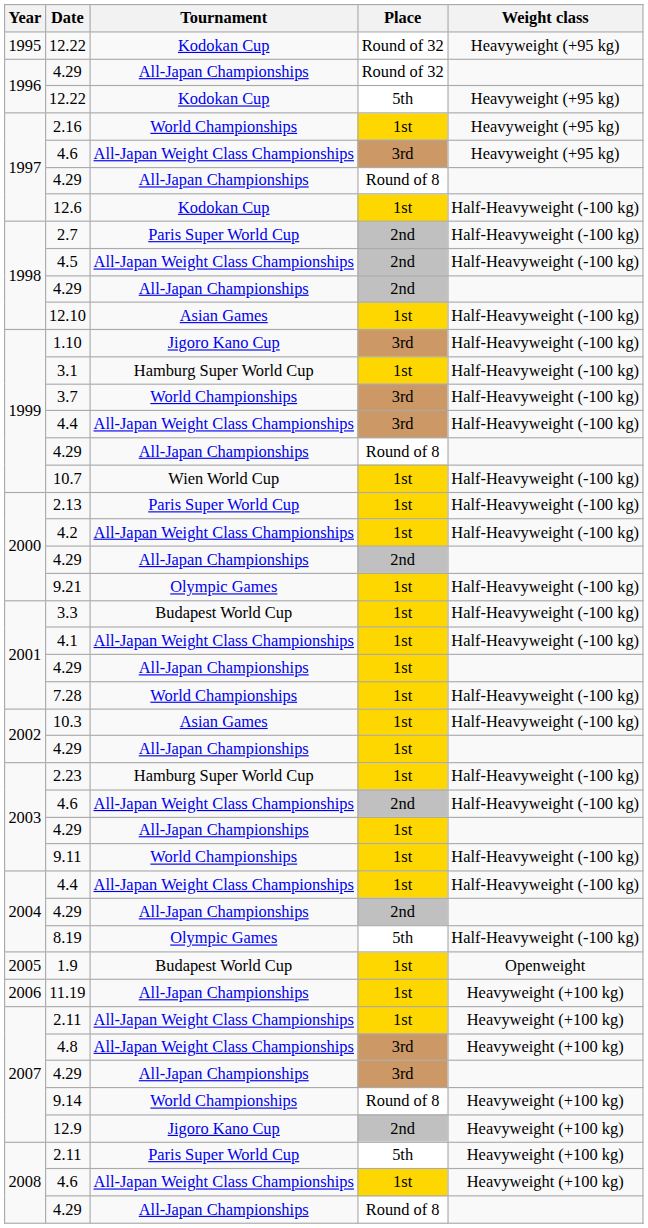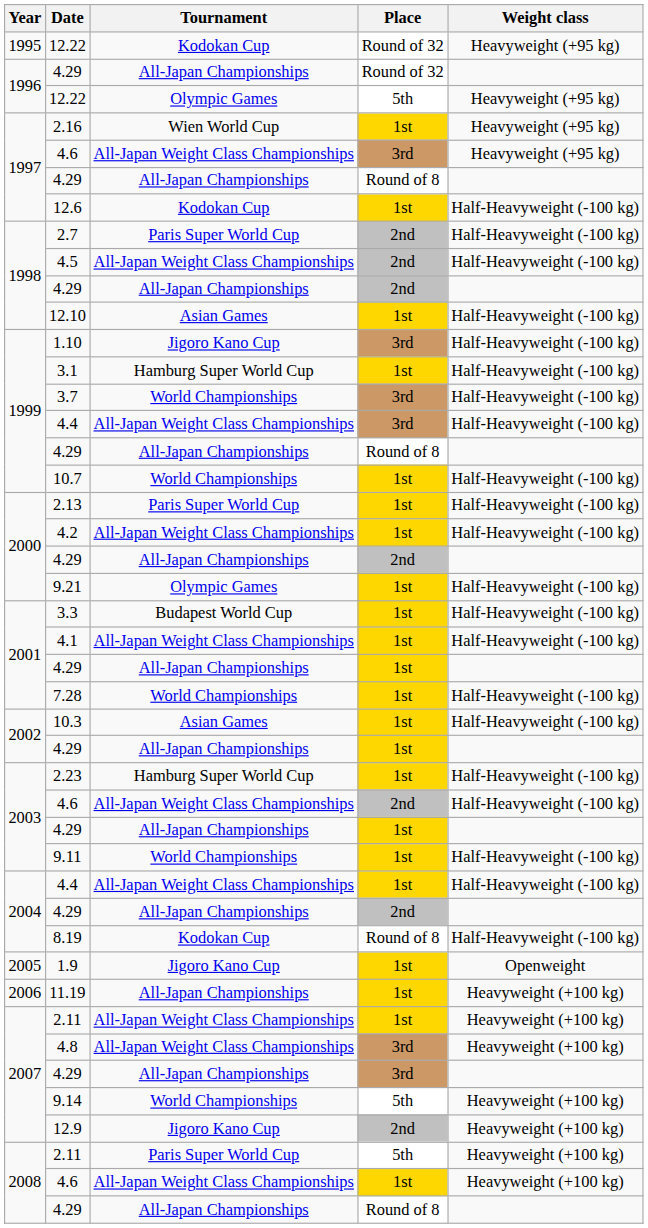(224, 99) Kodokan Cup -> (224, 99) Olympic Games
(224, 126) World Championships -> (224, 126) Wien World Cup
(224, 478) Wien World Cup -> (224, 478) World Championships
(224, 938) Olympic Games -> (224, 938) Kodokan Cup
(403, 938) 5th -> (403, 938) Round of 8
(224, 966) Budapest World Cup -> (224, 966) Jigoro Kano Cup
(403, 1101) Round of 8 -> (403, 1101) 5th
